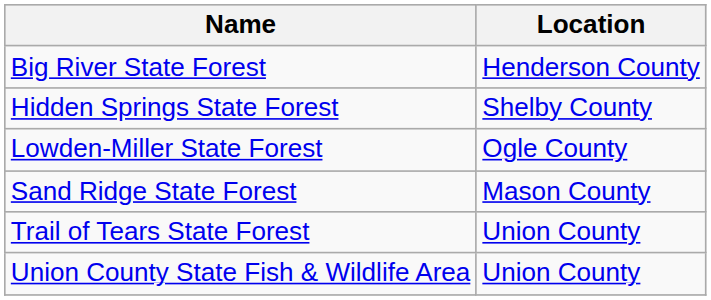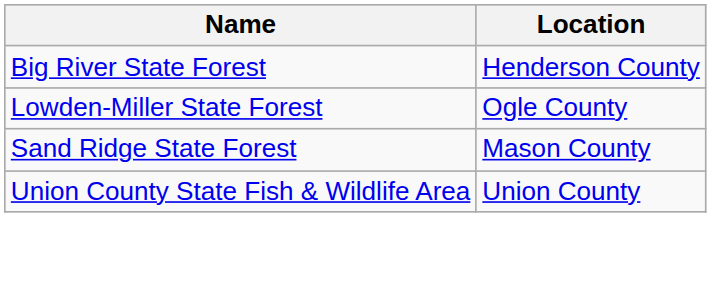- row: (175, 107)
- row: (160, 231)
